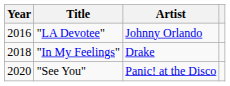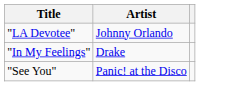- column: (19, 14)
